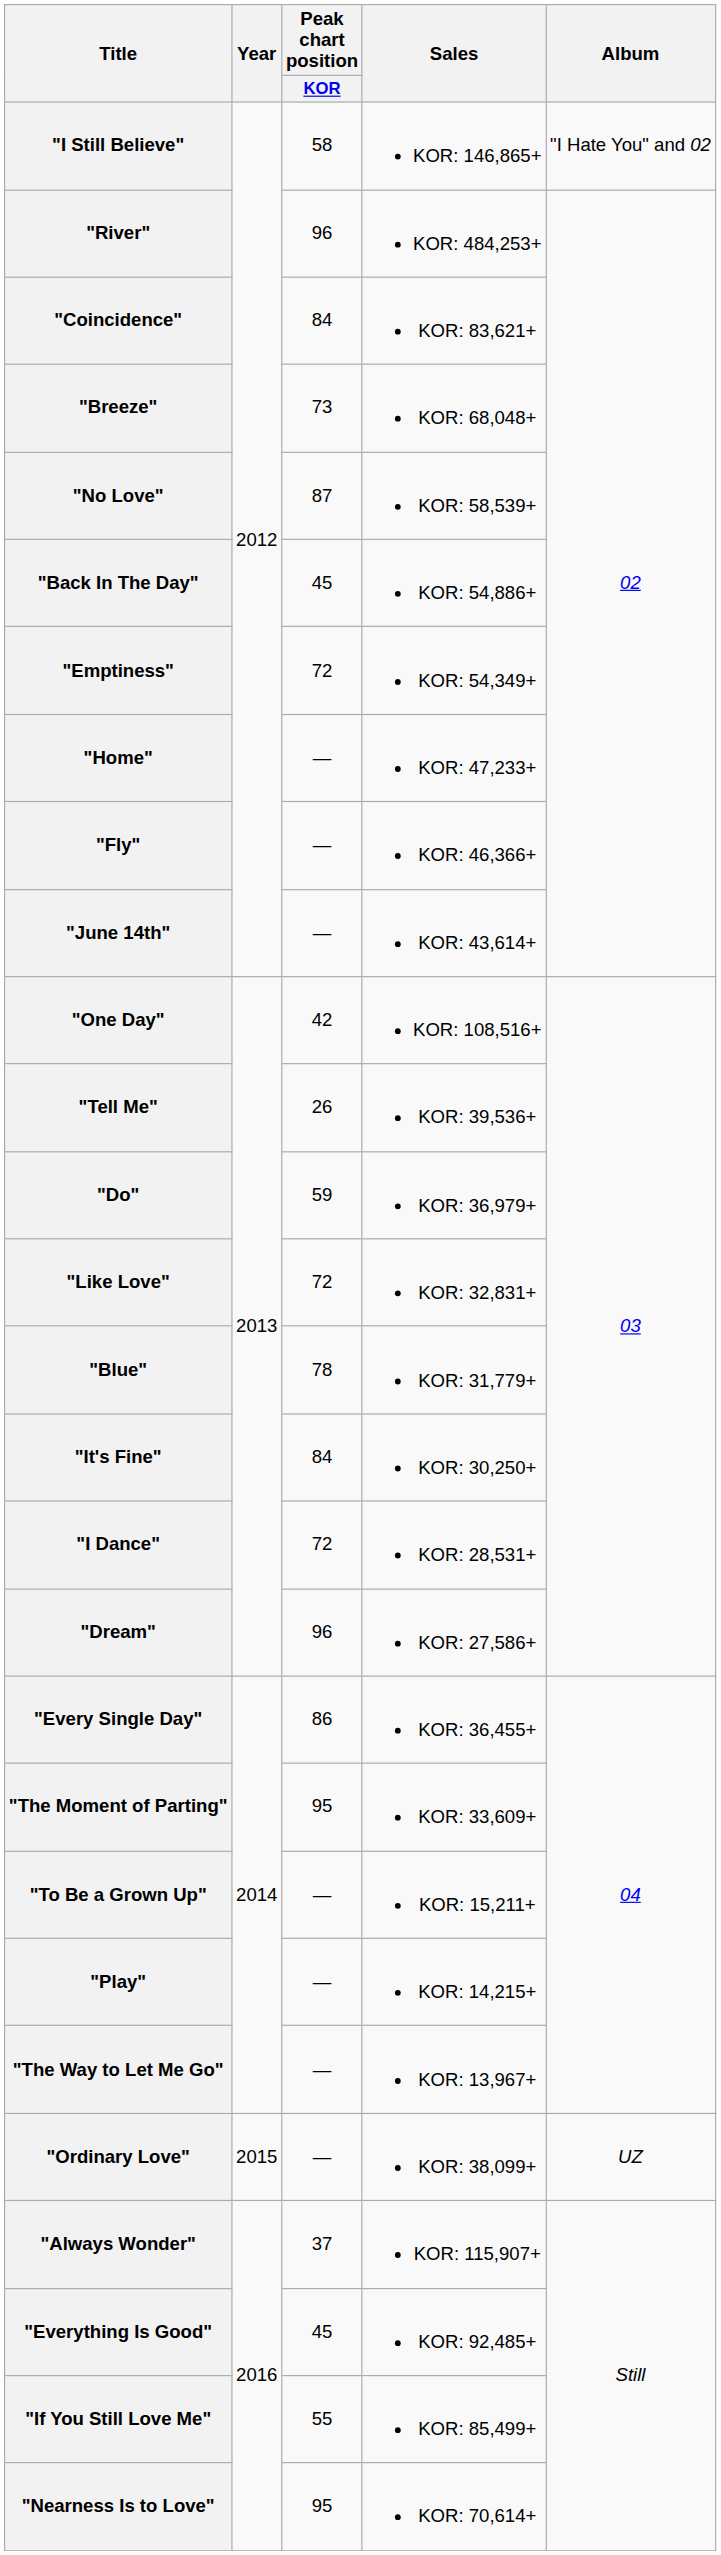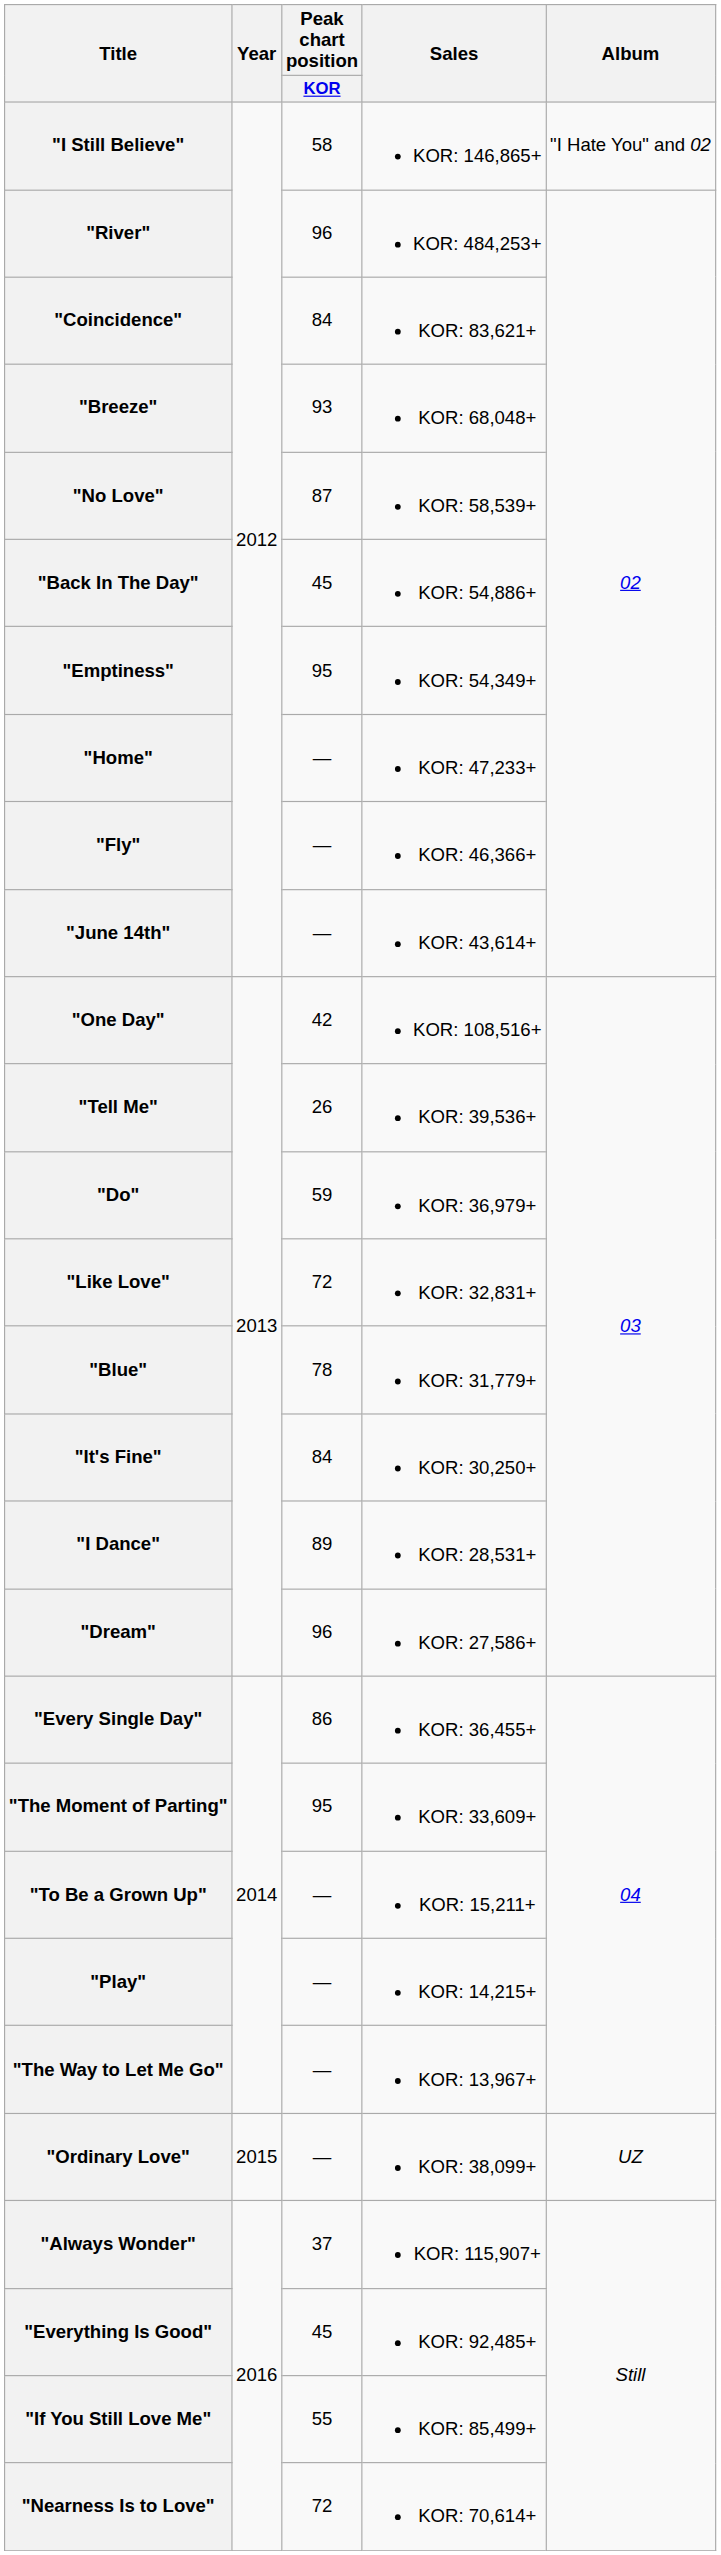(322, 408) 73 -> (322, 408) 93
(322, 670) 72 -> (322, 670) 95
(322, 1544) 72 -> (322, 1544) 89
(322, 2506) 95 -> (322, 2506) 72
